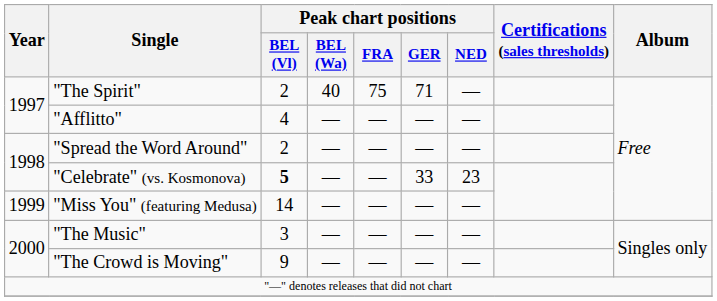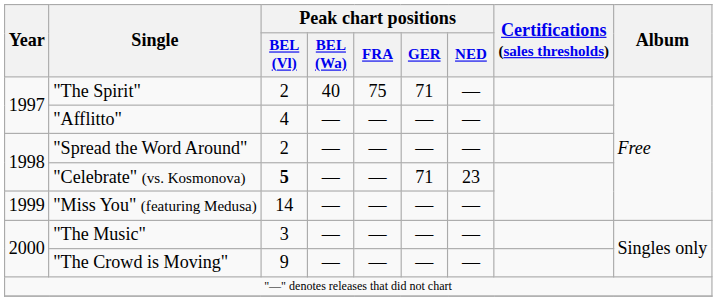(424, 176) 33 -> (424, 176) 71
